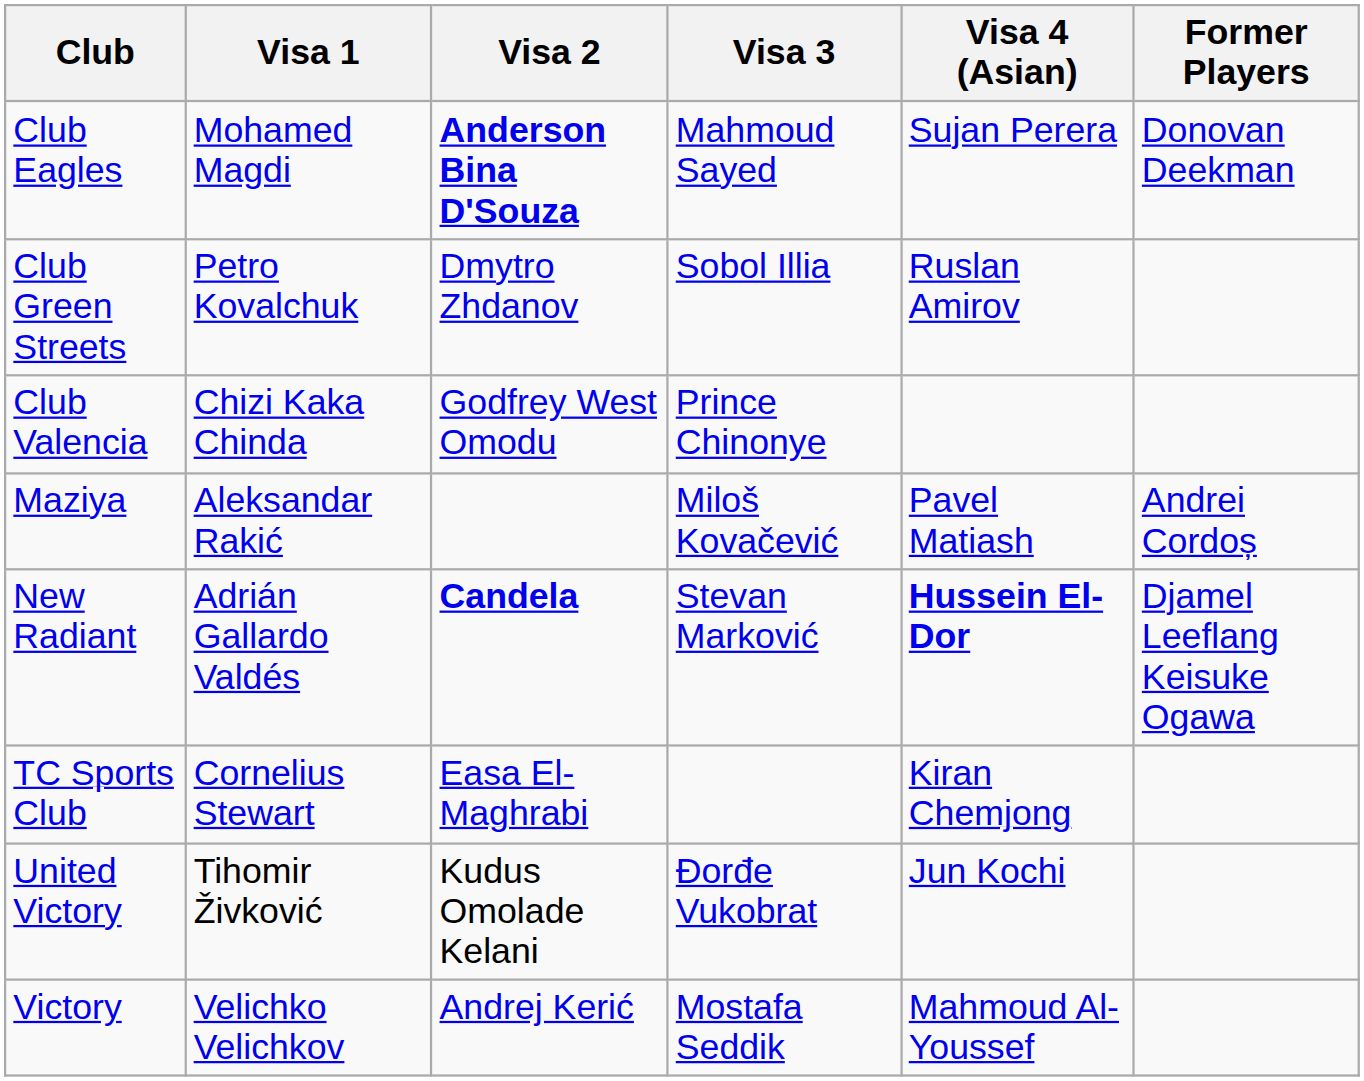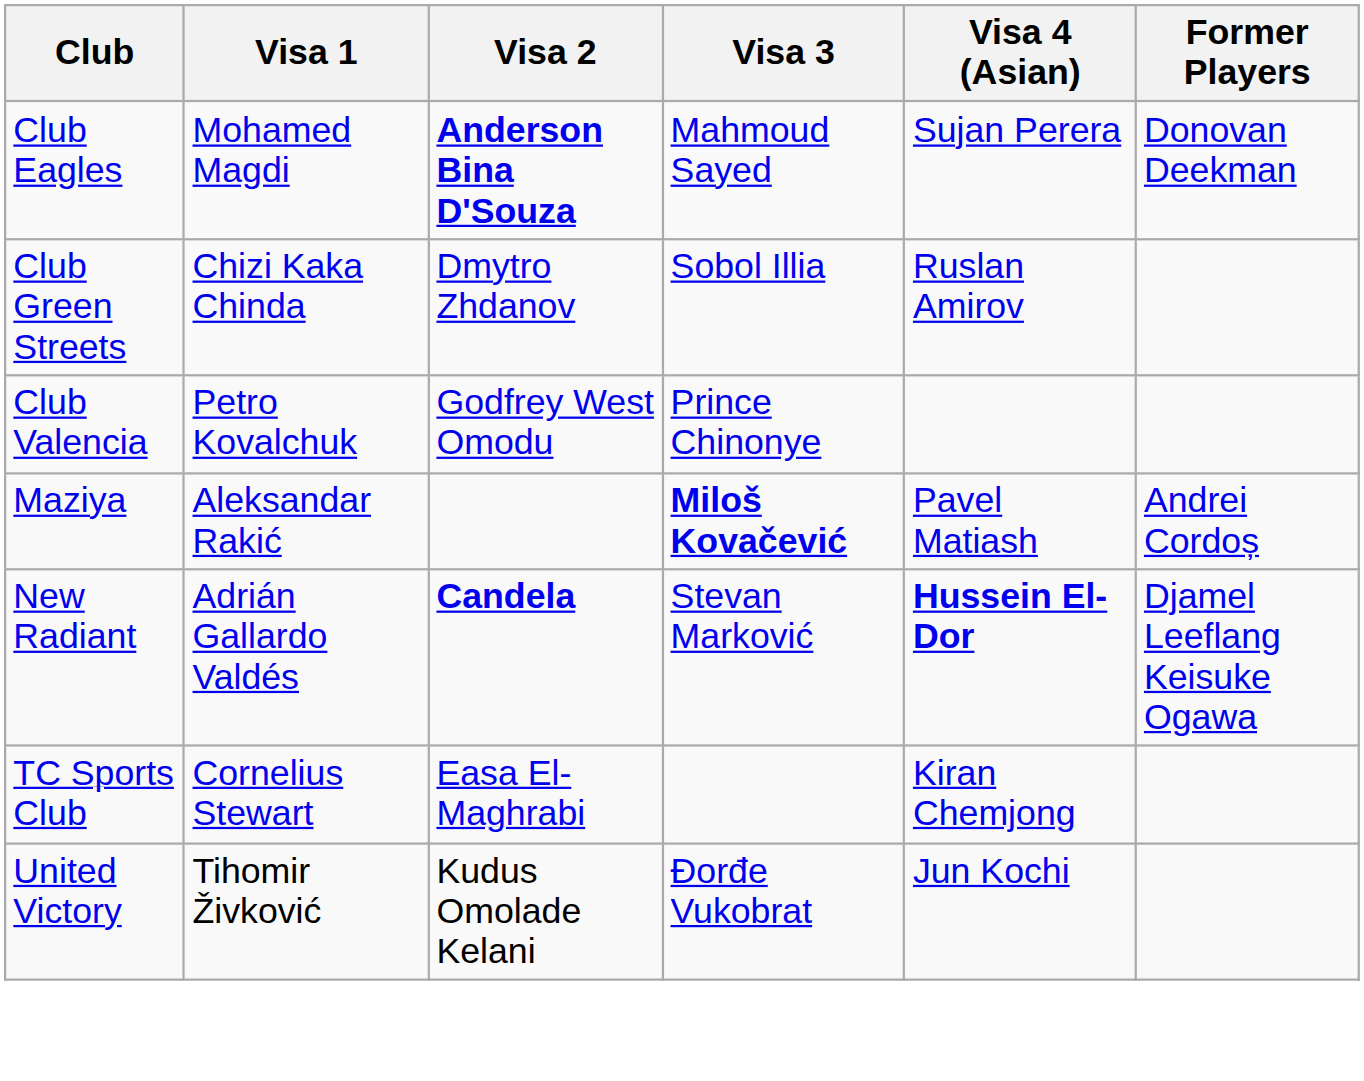(276, 286) Petro Kovalchuk -> (278, 286) Chizi Kaka Chinda
(279, 423) Chizi Kaka Chinda -> (275, 423) Petro Kovalchuk
(757, 520) normal -> (759, 520) bold
- row: (68, 1007)
